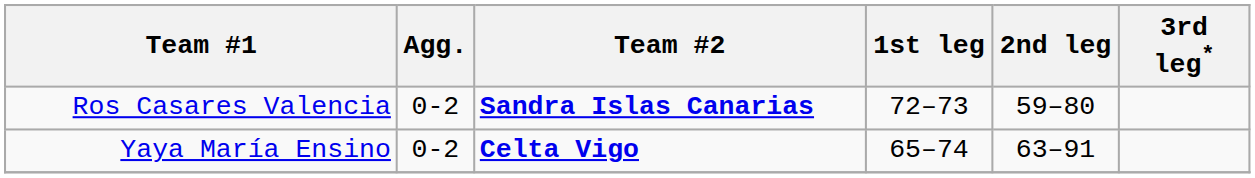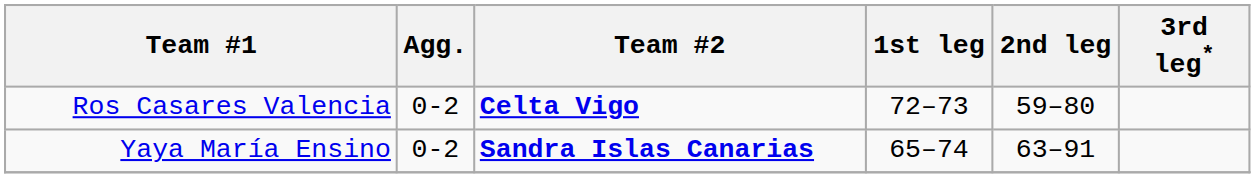(647, 107) Sandra Islas Canarias -> (559, 107) Celta Vigo
(559, 150) Celta Vigo -> (647, 150) Sandra Islas Canarias
